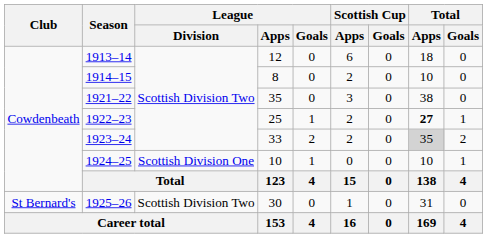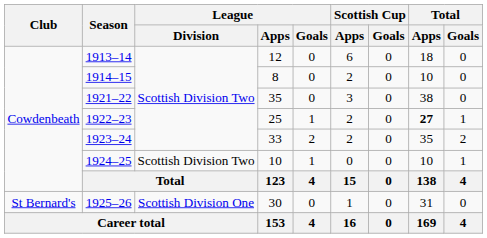(426, 139) lightgrey background -> (426, 139) no background
(196, 160) Scottish Division One -> (196, 160) Scottish Division Two
(196, 202) Scottish Division Two -> (196, 202) Scottish Division One
